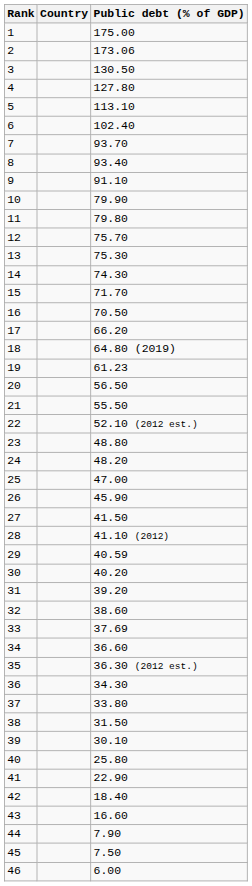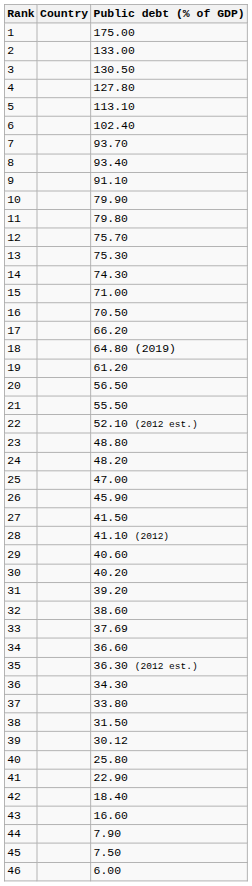(114, 51) 173.06 -> (114, 51) 133.00
(111, 293) 71.70 -> (111, 293) 71.00
(111, 368) 61.23 -> (111, 368) 61.20
(111, 554) 40.59 -> (111, 554) 40.60
(111, 741) 30.10 -> (111, 741) 30.12
